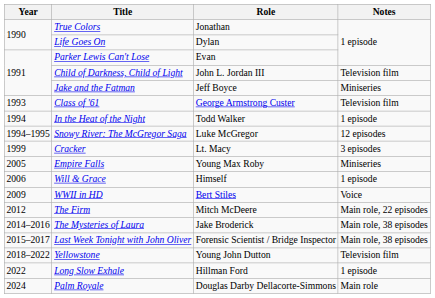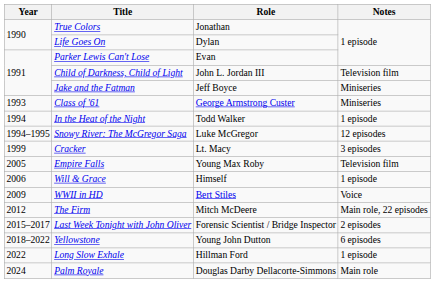(370, 103) Television film -> (361, 103) Miniseries
(361, 164) Miniseries -> (370, 164) Television film
- row: (99, 225)
(384, 240) Main role, 38 episodes -> (361, 225) 2 episodes
(370, 255) Television film -> (361, 240) 6 episodes
